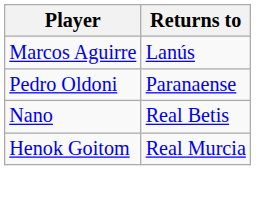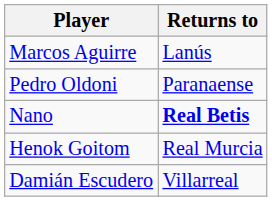(187, 116) normal -> (206, 116) bold
+ row: (81, 180)
